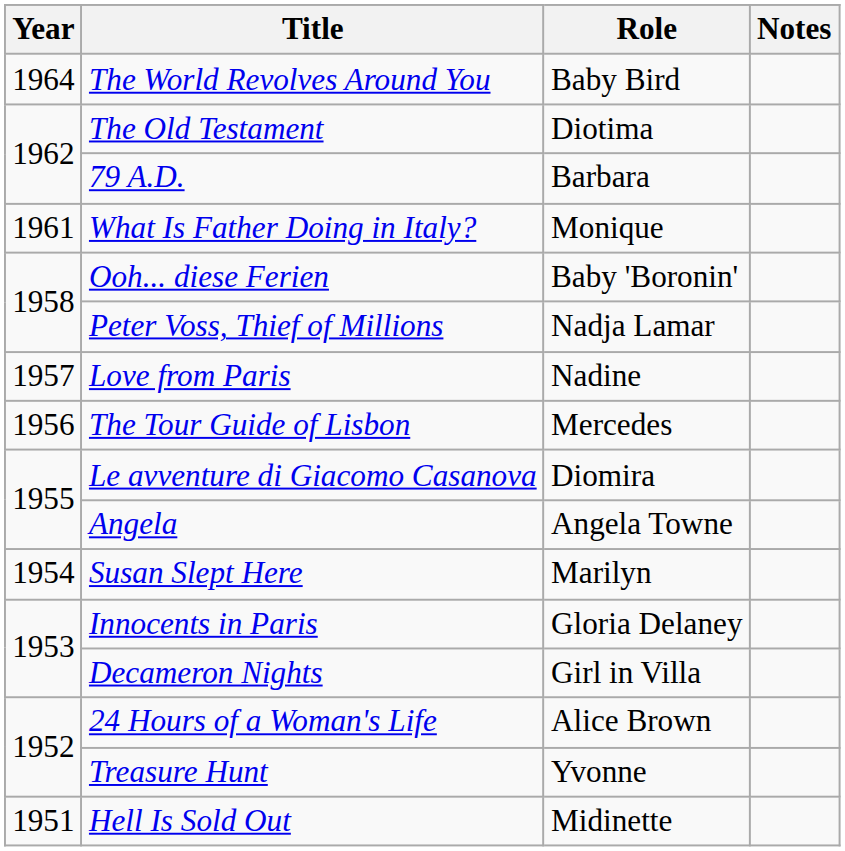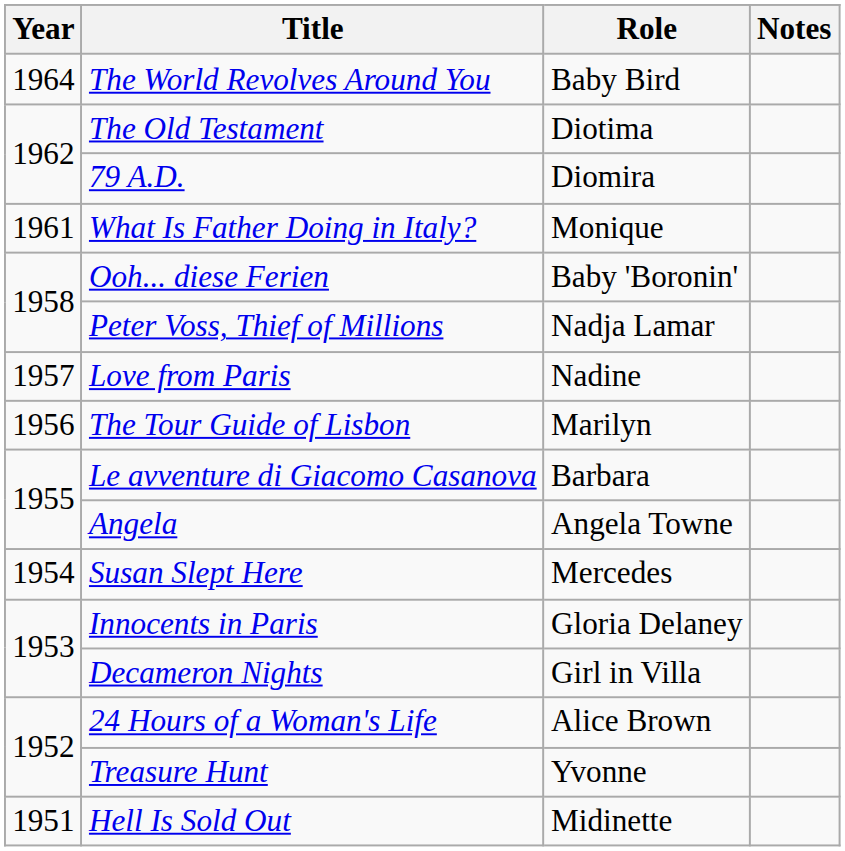(600, 177) Barbara -> (603, 177) Diomira
(612, 425) Mercedes -> (601, 425) Marilyn
(603, 474) Diomira -> (600, 474) Barbara
(601, 573) Marilyn -> (612, 573) Mercedes
